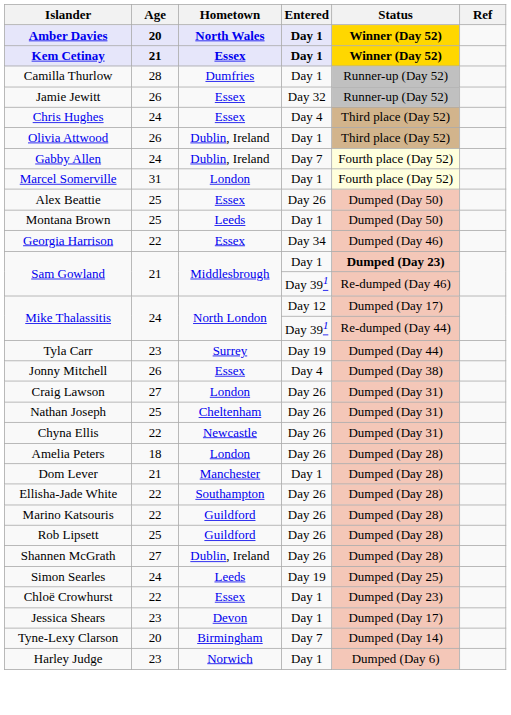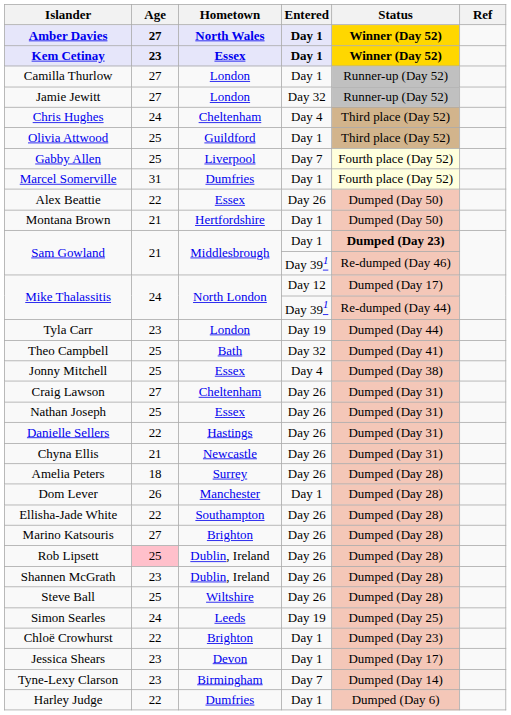(155, 35) 20 -> (155, 35) 27
(155, 55) 21 -> (155, 55) 23
(155, 76) 28 -> (155, 76) 27
(230, 76) Dumfries -> (230, 76) London
(155, 96) 26 -> (155, 96) 27
(230, 96) Essex -> (230, 96) London
(230, 117) Essex -> (230, 117) Cheltenham
(155, 138) 26 -> (155, 138) 25
(230, 138) Dublin, Ireland -> (230, 138) Guildford
(155, 158) 24 -> (155, 158) 25
(230, 158) Dublin, Ireland -> (230, 158) Liverpool
(230, 179) London -> (230, 179) Dumfries
(155, 199) 25 -> (155, 199) 22
(155, 220) 25 -> (155, 220) 21
(230, 220) Leeds -> (230, 220) Hertfordshire
- row: (68, 240)
(230, 350) Surrey -> (230, 330) London
+ row: (68, 350)
(155, 371) 26 -> (155, 371) 25
(230, 391) London -> (230, 391) Cheltenham
(230, 412) Cheltenham -> (230, 412) Essex
+ row: (68, 432)
(155, 432) 22 -> (155, 453) 21
(230, 453) London -> (230, 473) Surrey
(155, 473) 21 -> (155, 494) 26
(155, 515) 22 -> (155, 535) 27
(230, 515) Guildford -> (230, 535) Brighton
(155, 535) no background -> (155, 556) pink background
(230, 535) Guildford -> (230, 556) Dublin, Ireland
(155, 556) 27 -> (155, 576) 23
+ row: (68, 597)
(230, 597) Essex -> (230, 638) Brighton
(155, 638) 20 -> (155, 679) 23
(155, 658) 23 -> (155, 700) 22
(230, 658) Norwich -> (230, 700) Dumfries
